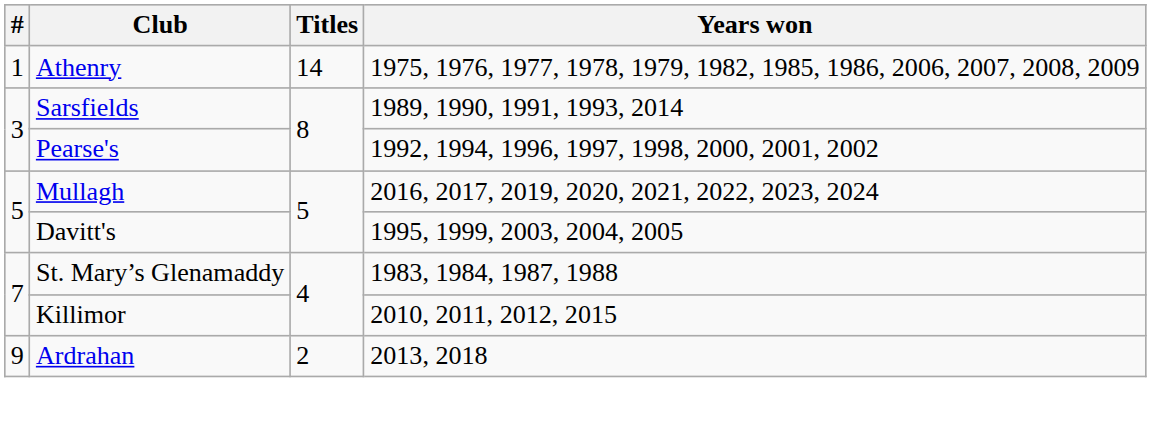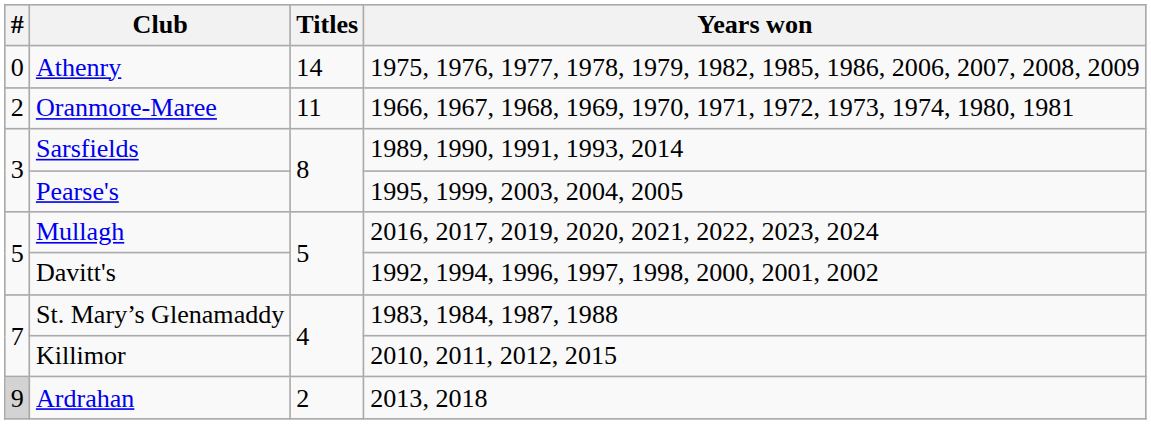(17, 66) 1 -> (17, 66) 0
+ row: (126, 107)
(624, 149) 1992, 1994, 1996, 1997, 1998, 2000, 2001, 2002 -> (527, 190) 1995, 1999, 2003, 2004, 2005
(527, 231) 1995, 1999, 2003, 2004, 2005 -> (624, 273) 1992, 1994, 1996, 1997, 1998, 2000, 2001, 2002
(17, 356) no background -> (17, 397) lightgrey background
